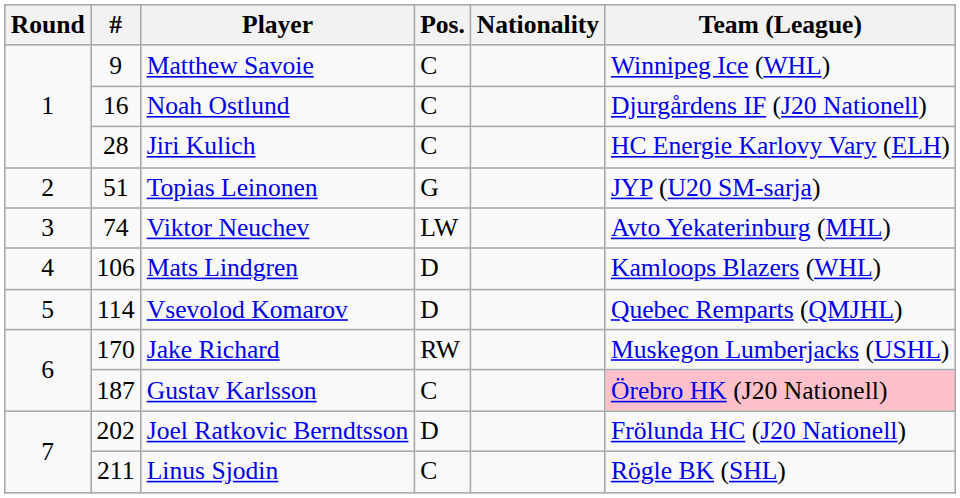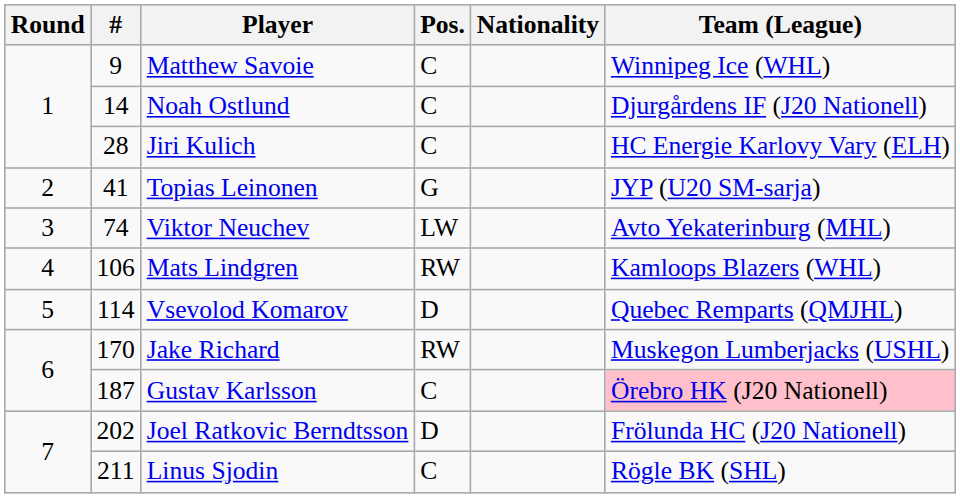(116, 106) 16 -> (116, 106) 14
(116, 187) 51 -> (116, 187) 41
(429, 268) D -> (440, 268) RW
